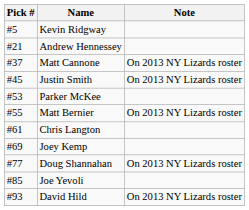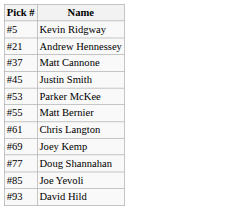- column: (184, 12)
